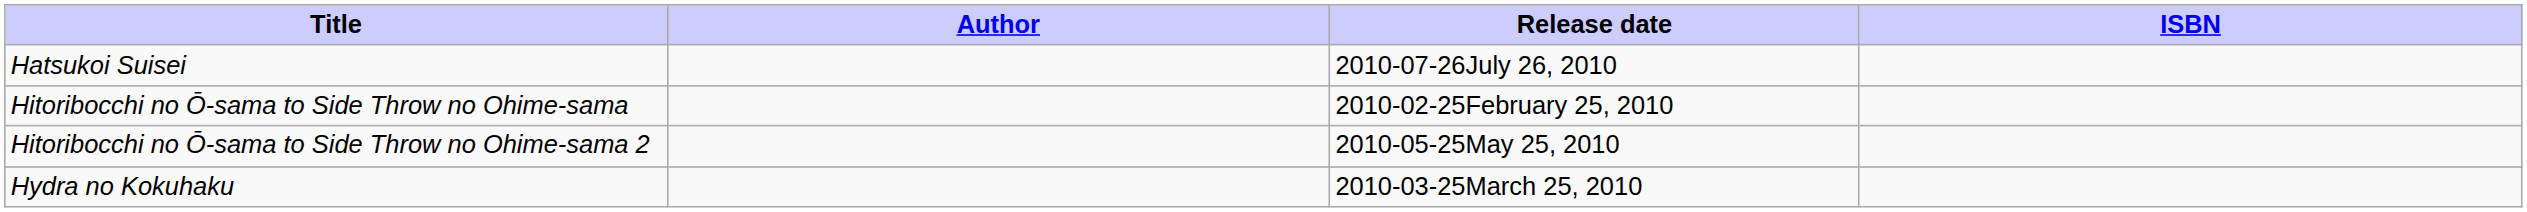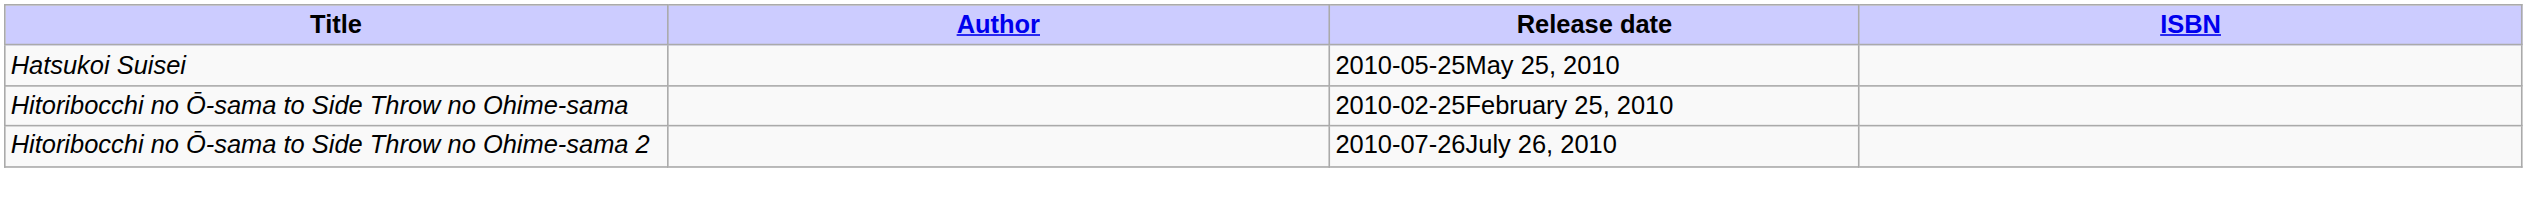(1476, 65) 2010-07-26July 26, 2010 -> (1478, 65) 2010-05-25May 25, 2010
(1478, 145) 2010-05-25May 25, 2010 -> (1476, 145) 2010-07-26July 26, 2010
- row: (122, 186)
